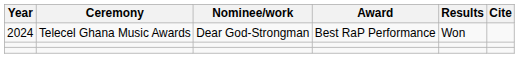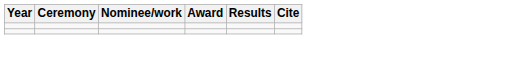- row: (20, 32)
